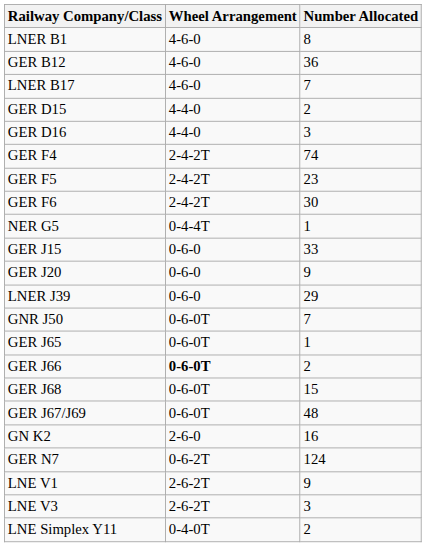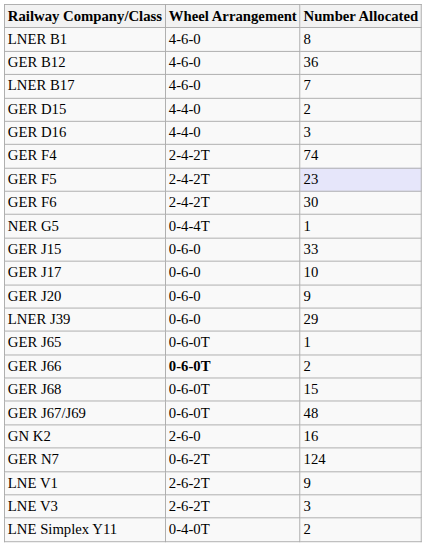(311, 179) no background -> (311, 179) lavender background
+ row: (35, 272)
- row: (35, 319)
